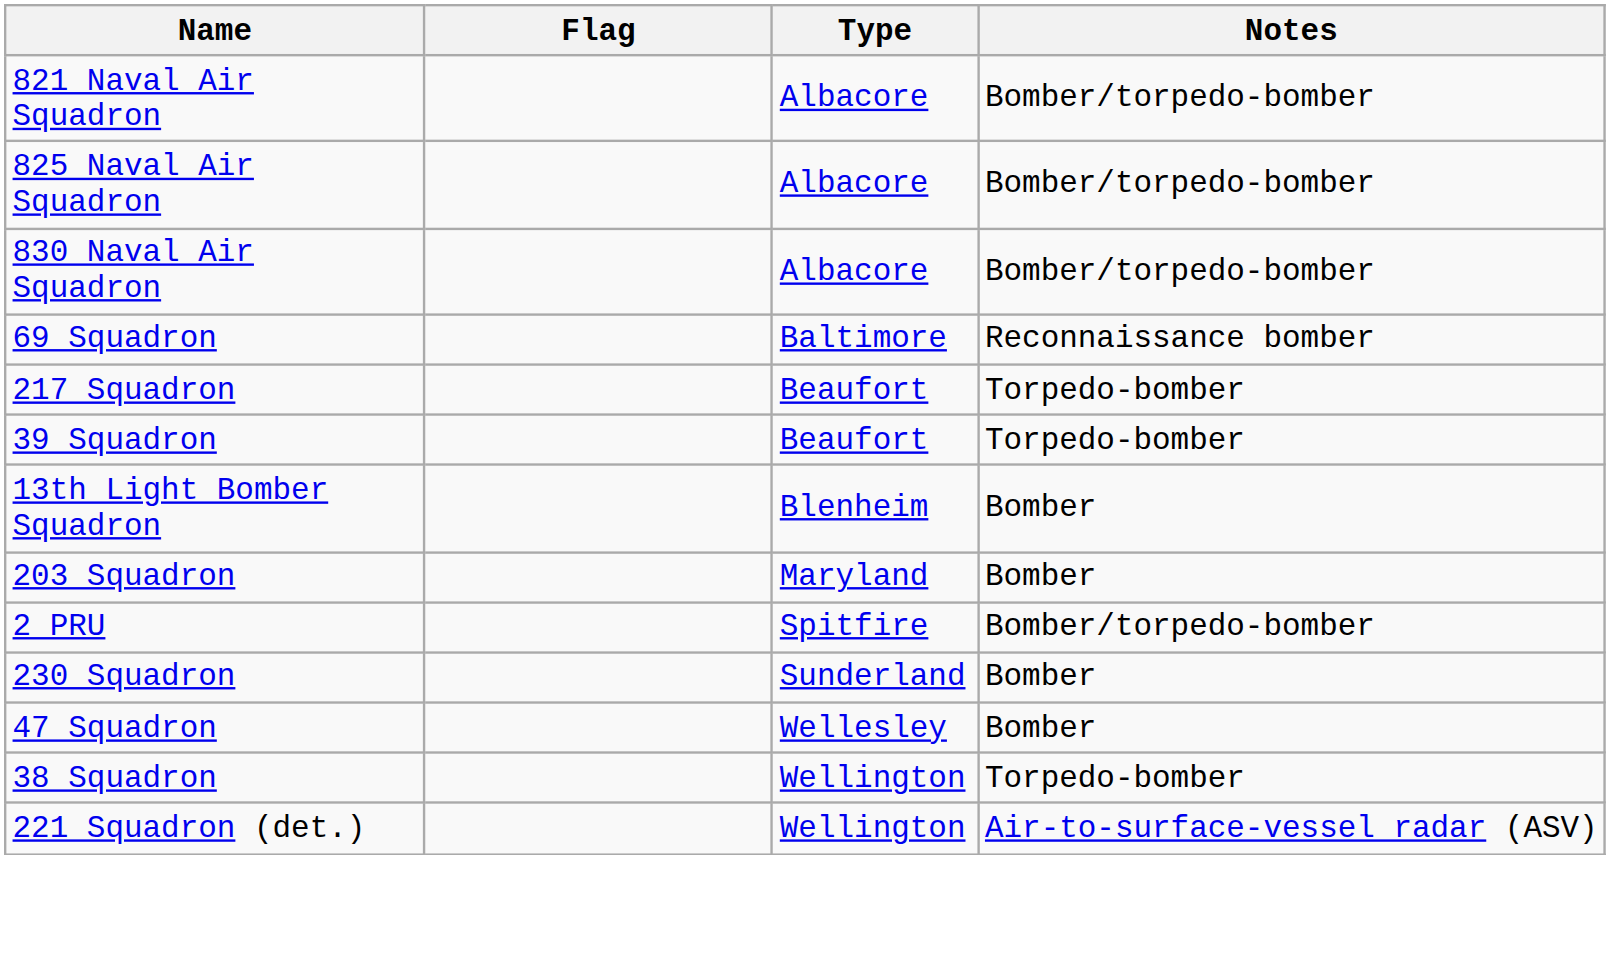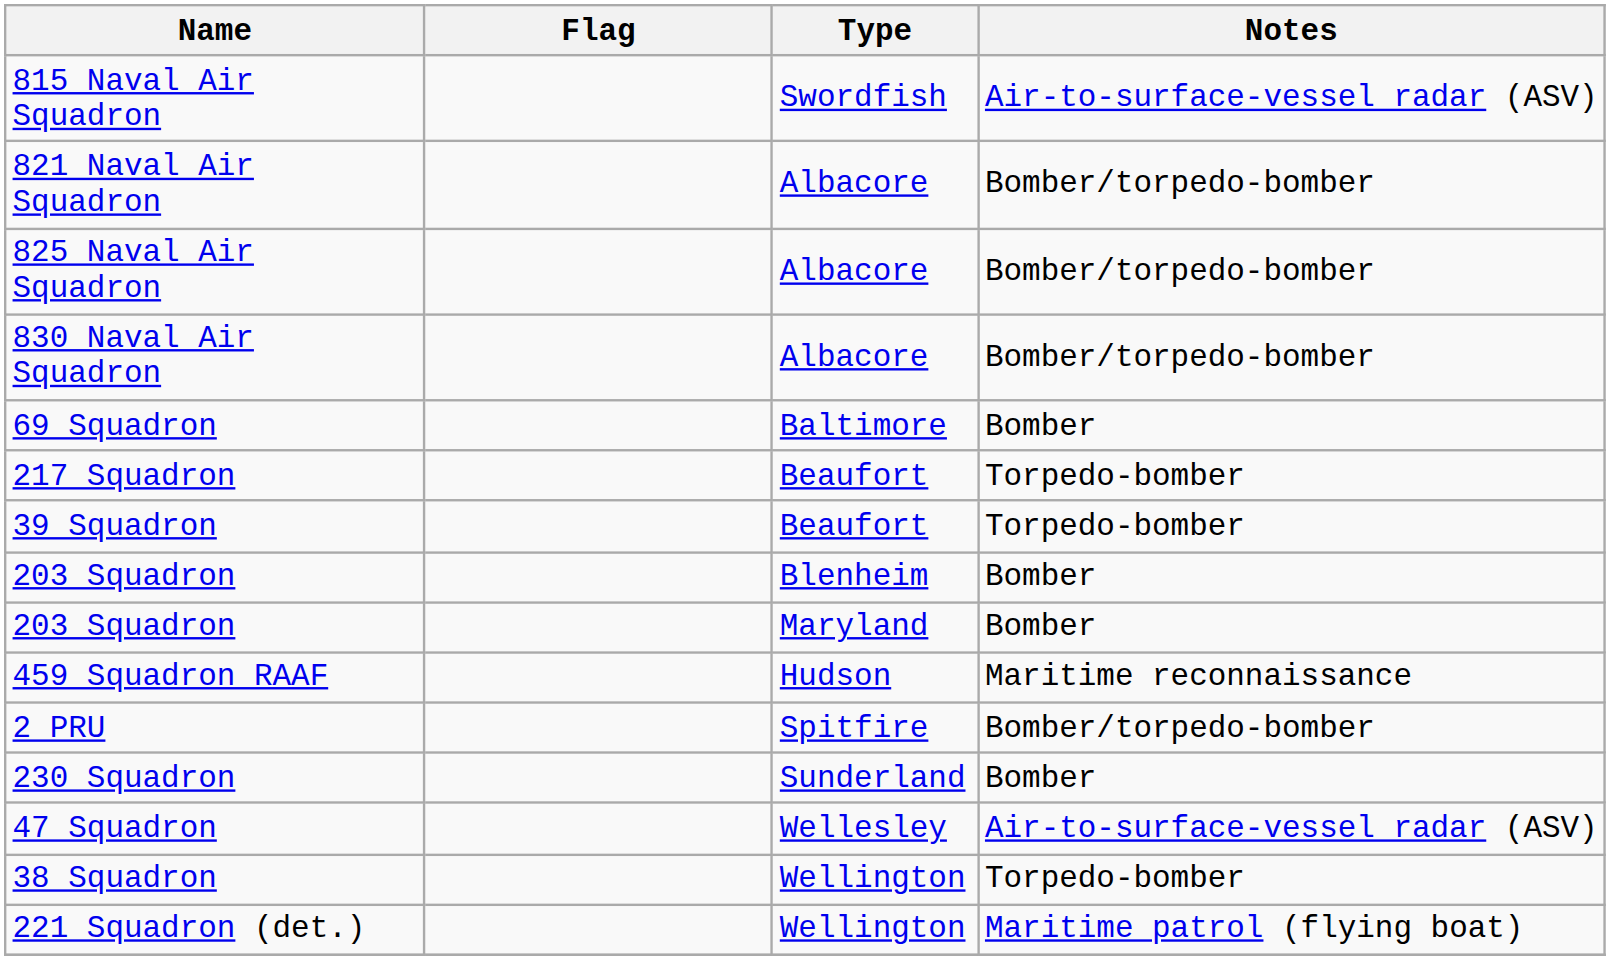+ row: (133, 99)
(1180, 339) Reconnaissance bomber -> (1041, 425) Bomber
+ row: (124, 577)
- row: (170, 508)
+ row: (170, 677)
(1041, 728) Bomber -> (1291, 829) Air-to-surface-vessel radar (ASV)
(1291, 829) Air-to-surface-vessel radar (ASV) -> (1254, 930) Maritime patrol (flying boat)
